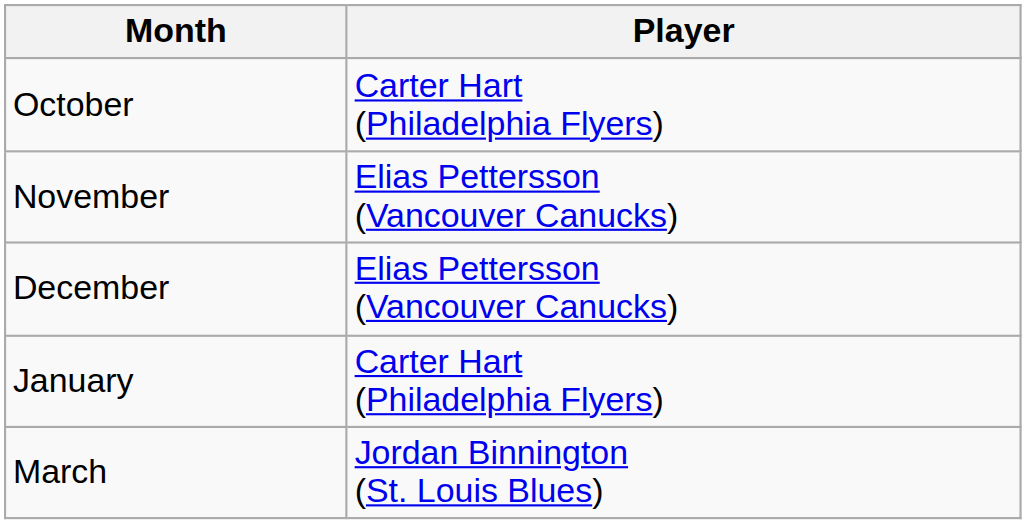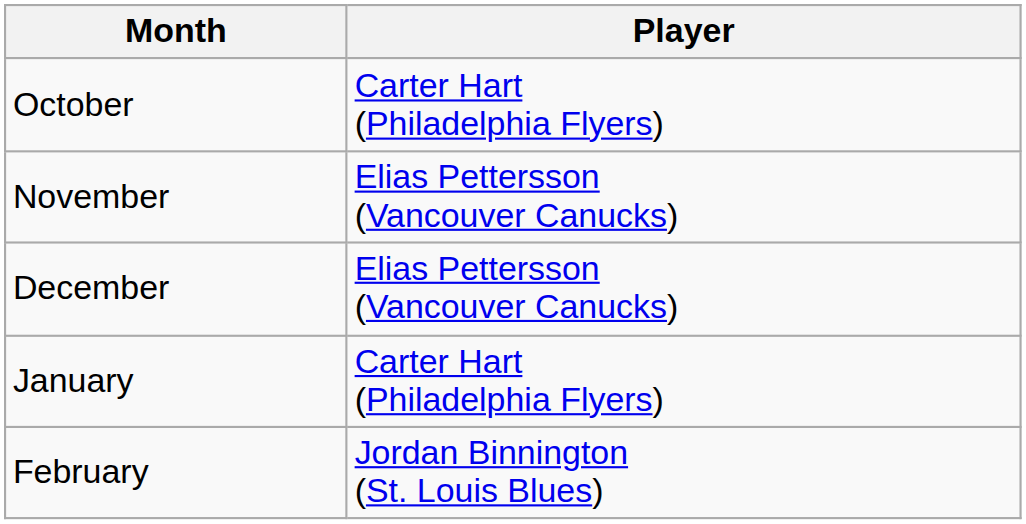+ row: (81, 472)
- row: (60, 472)
